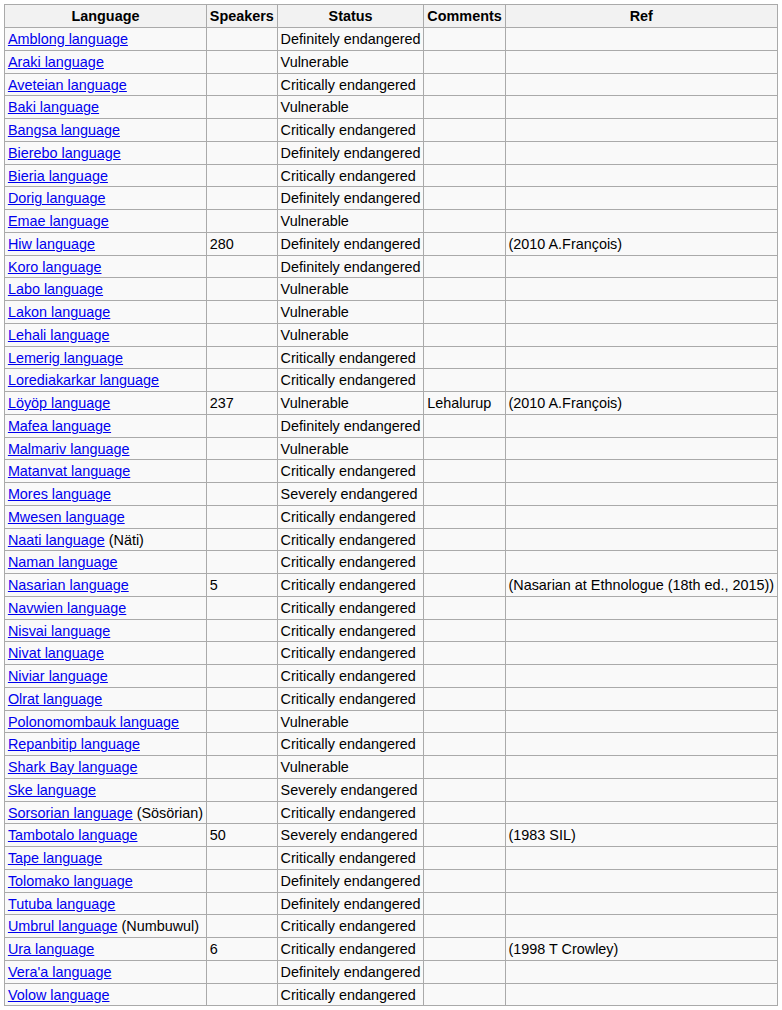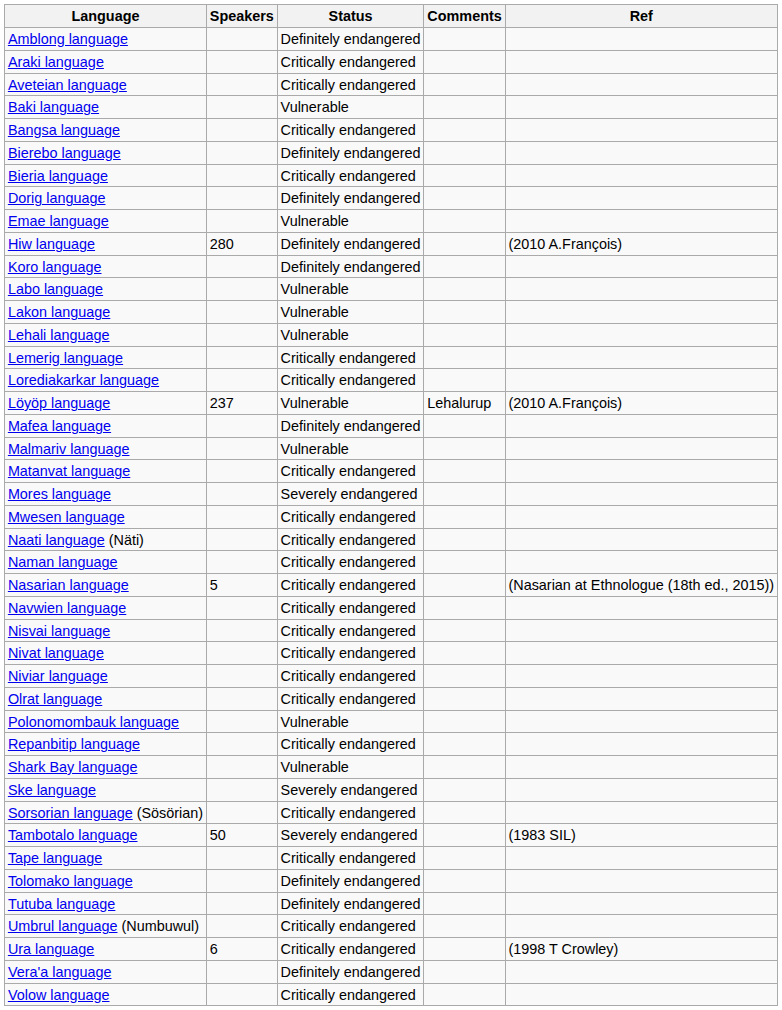(315, 62) Vulnerable -> (348, 62) Critically endangered
